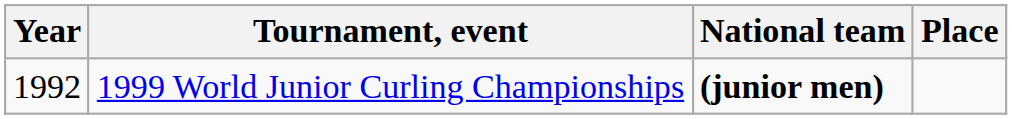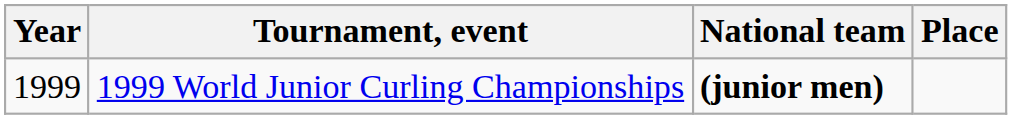(47, 85) 1992 -> (47, 85) 1999
